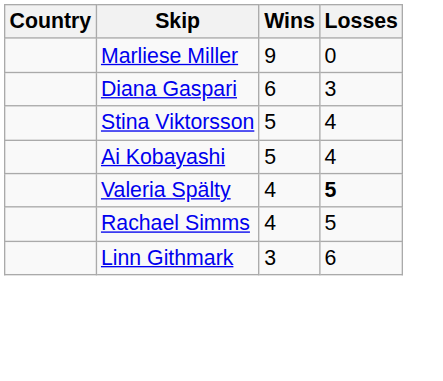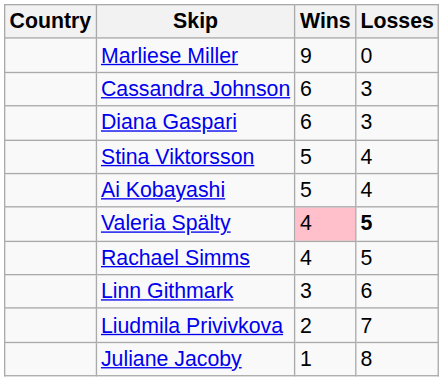+ row: (196, 88)
(270, 190) no background -> (306, 223) pink background
+ row: (192, 325)
+ row: (171, 358)
